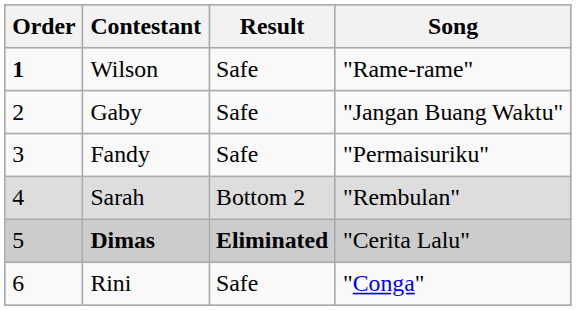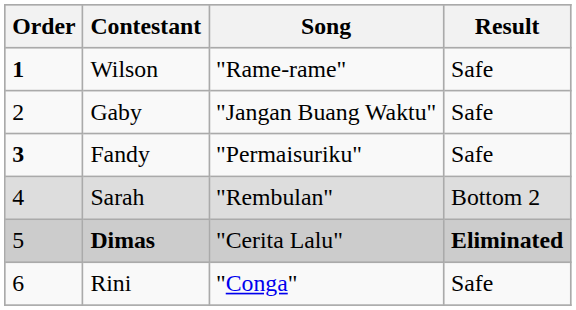columns swapped: (453, 26) <-> (272, 26)
(18, 155) normal -> (18, 155) bold
